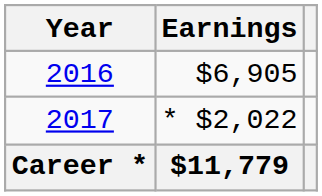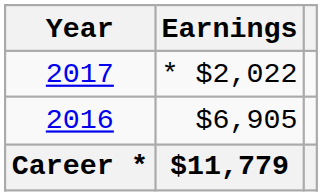rows swapped: (80, 74) <-> (80, 121)
